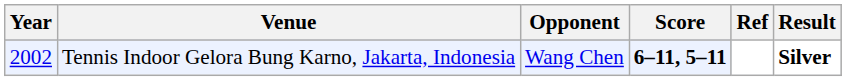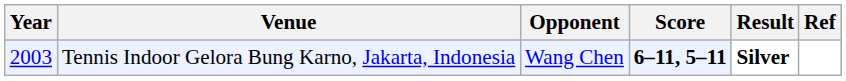columns swapped: (807, 22) <-> (752, 22)
(31, 57) 2002 -> (31, 57) 2003
